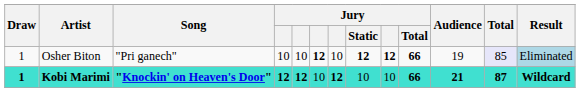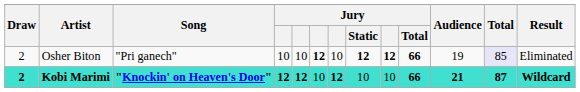(22, 57) 1 -> (22, 57) 2
(546, 57) lightblue background -> (546, 57) no background
(22, 78) 1 -> (22, 78) 2
